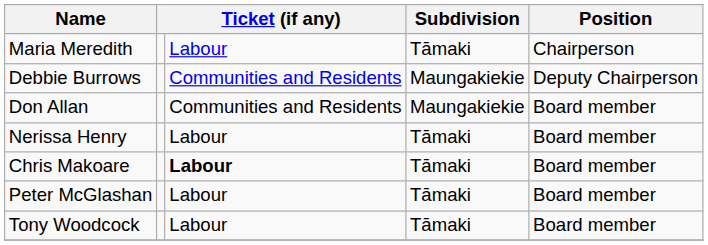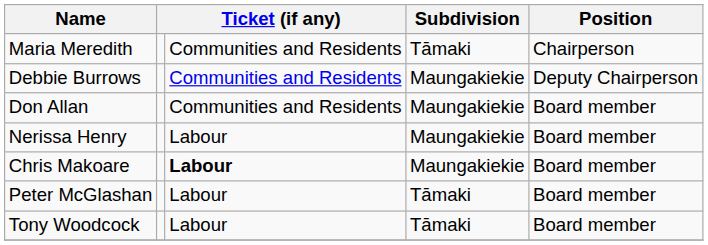(198, 48) Labour -> (285, 48) Communities and Residents
(440, 136) Tāmaki -> (467, 136) Maungakiekie
(440, 166) Tāmaki -> (467, 166) Maungakiekie
